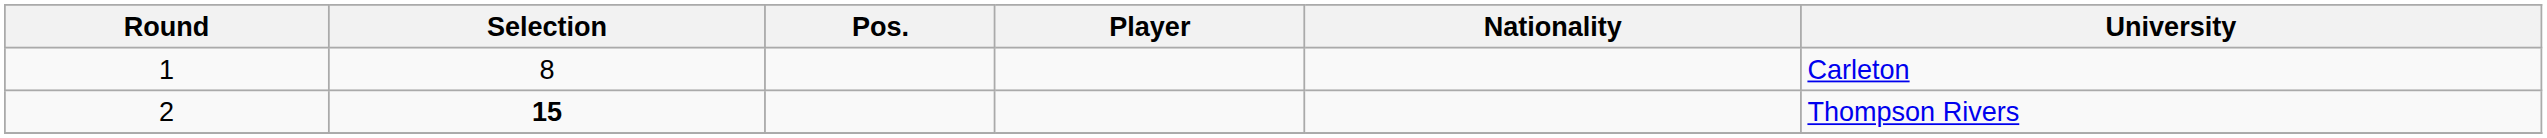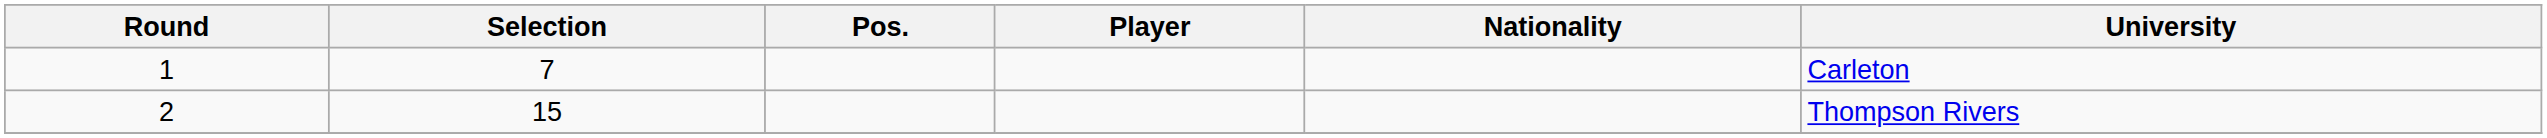(547, 69) 8 -> (547, 69) 7
(547, 112) bold -> (547, 112) normal
